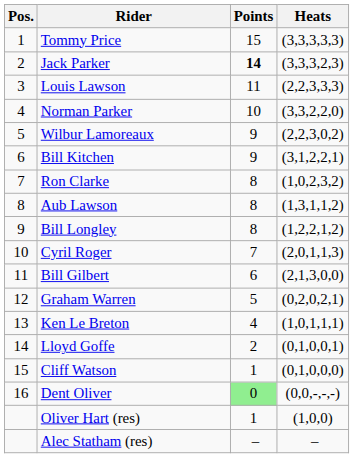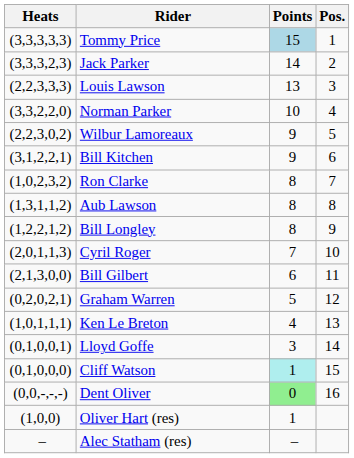columns swapped: (21, 16) <-> (313, 16)
(253, 39) no background -> (293, 39) lightblue background
(253, 63) bold -> (293, 63) normal
(253, 87) 11 -> (293, 87) 13
(253, 346) 2 -> (293, 346) 3
(253, 370) no background -> (293, 370) paleturquoise background
